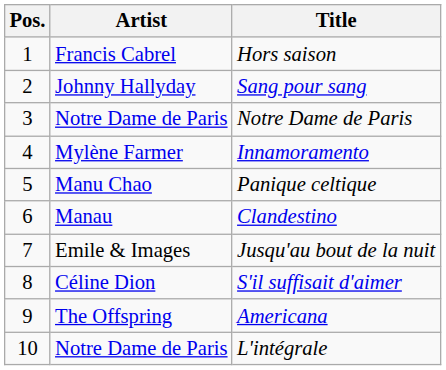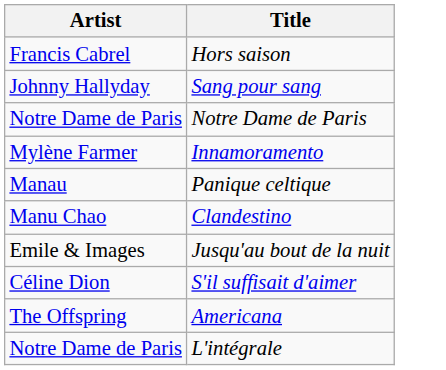- column: (27, 20)
(103, 184) Manu Chao -> (38, 184) Manau
(84, 217) Manau -> (58, 217) Manu Chao
